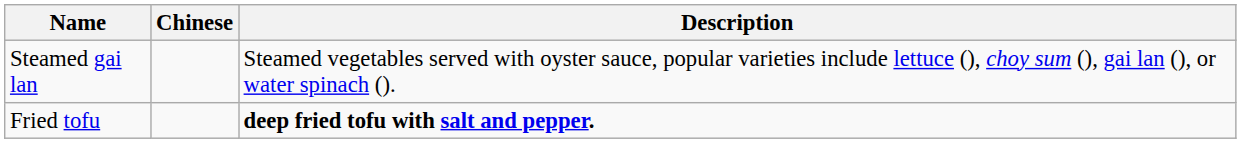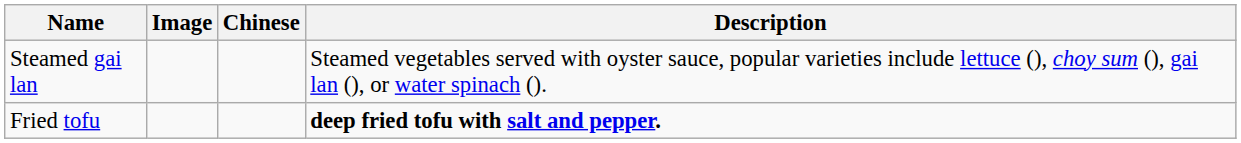+ column: (182, 22)
